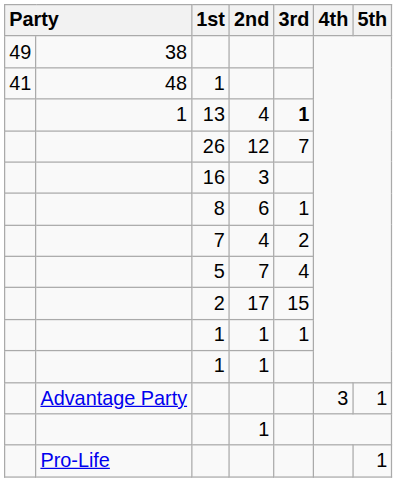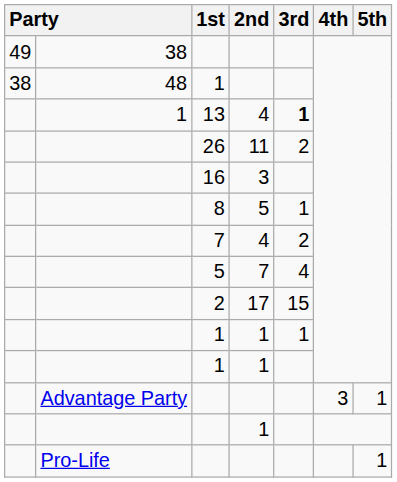(20, 83) 41 -> (20, 83) 38
(258, 146) 12 -> (259, 146) 11
(304, 146) 7 -> (304, 146) 2
(264, 209) 6 -> (264, 209) 5
